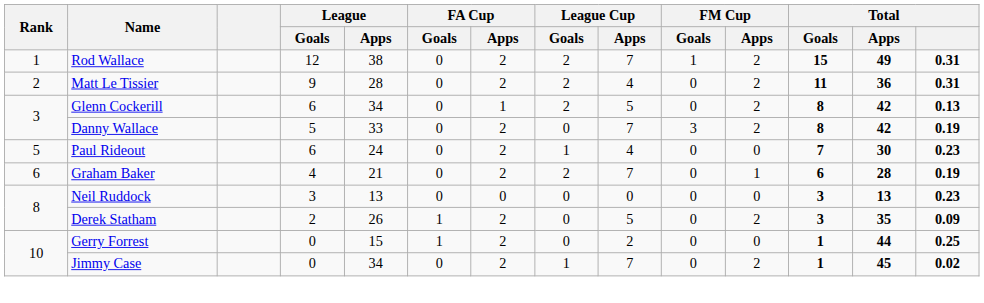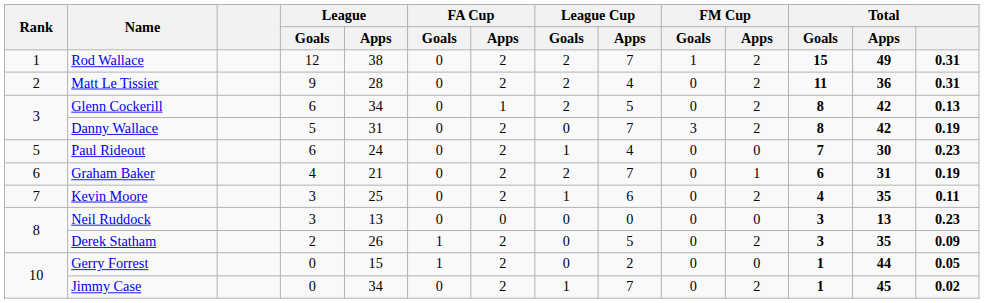(376, 128) 33 -> (376, 128) 31
(884, 173) 28 -> (884, 173) 31
+ row: (109, 196)
(947, 241) 0.25 -> (947, 264) 0.05
